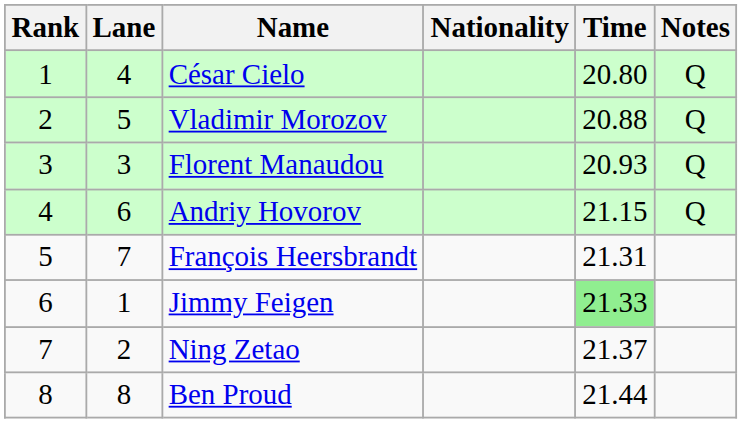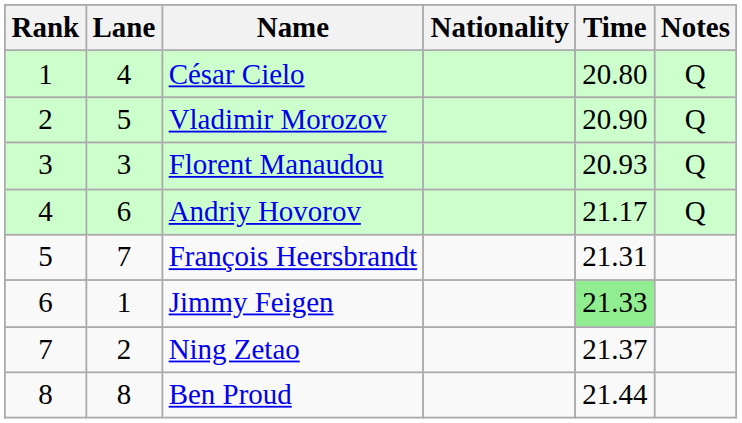(615, 119) 20.88 -> (615, 119) 20.90
(615, 211) 21.15 -> (615, 211) 21.17
